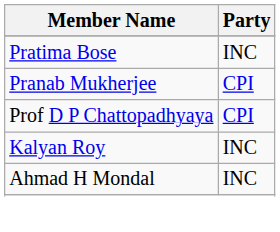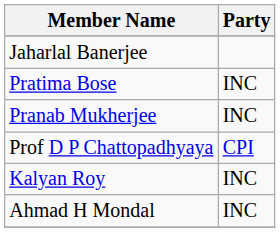+ row: (78, 52)
(238, 83) CPI -> (240, 115) INC
